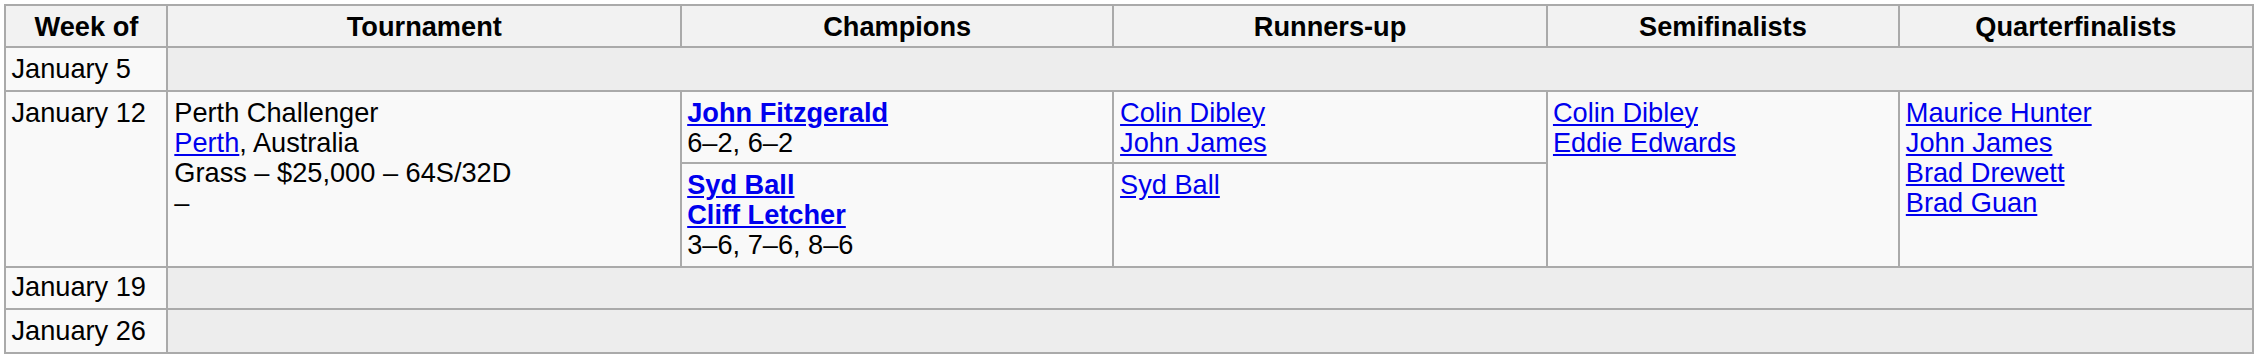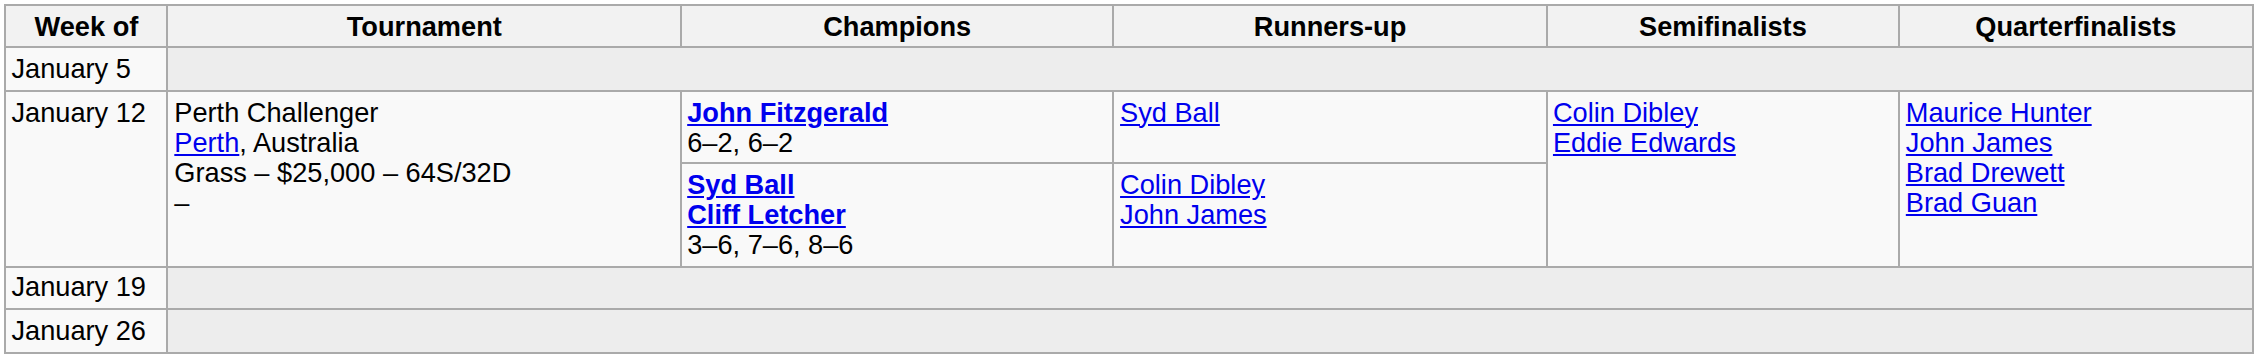(1193, 127) Colin Dibley John James -> (1170, 112) Syd Ball
(1170, 185) Syd Ball -> (1193, 200) Colin Dibley John James
